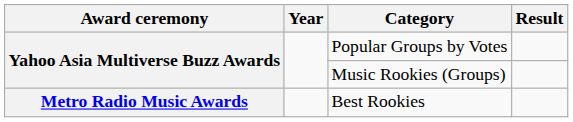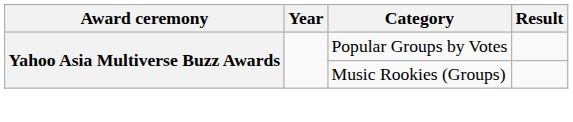- row: (378, 102)
